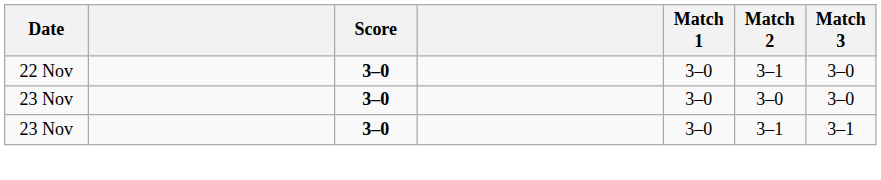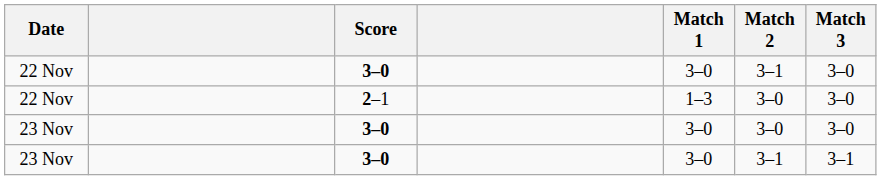+ row: (46, 100)
